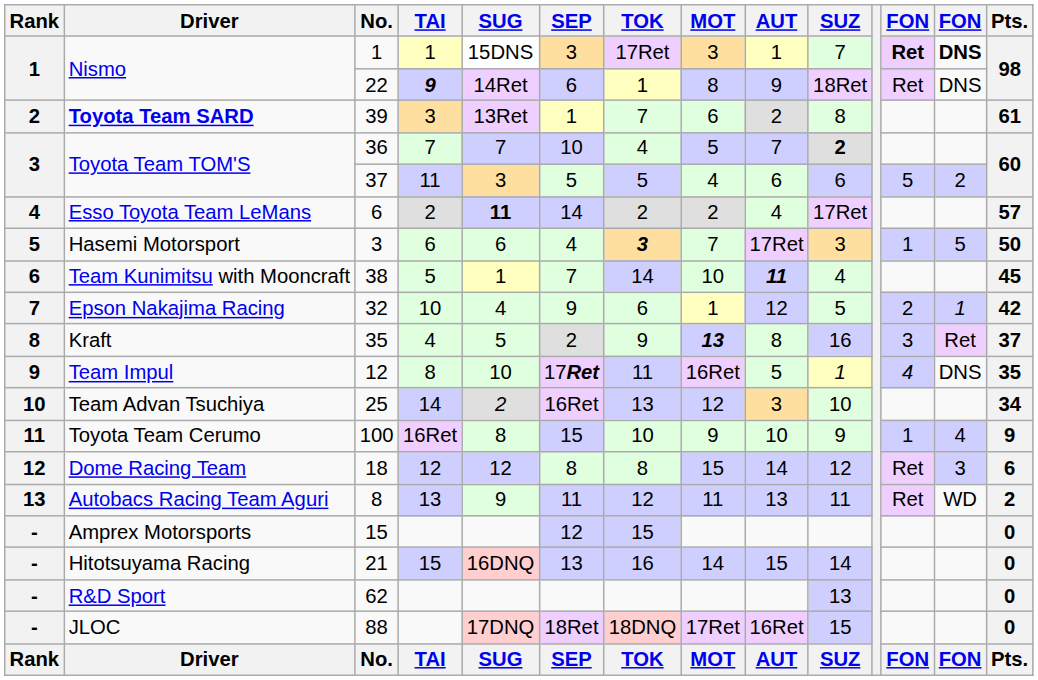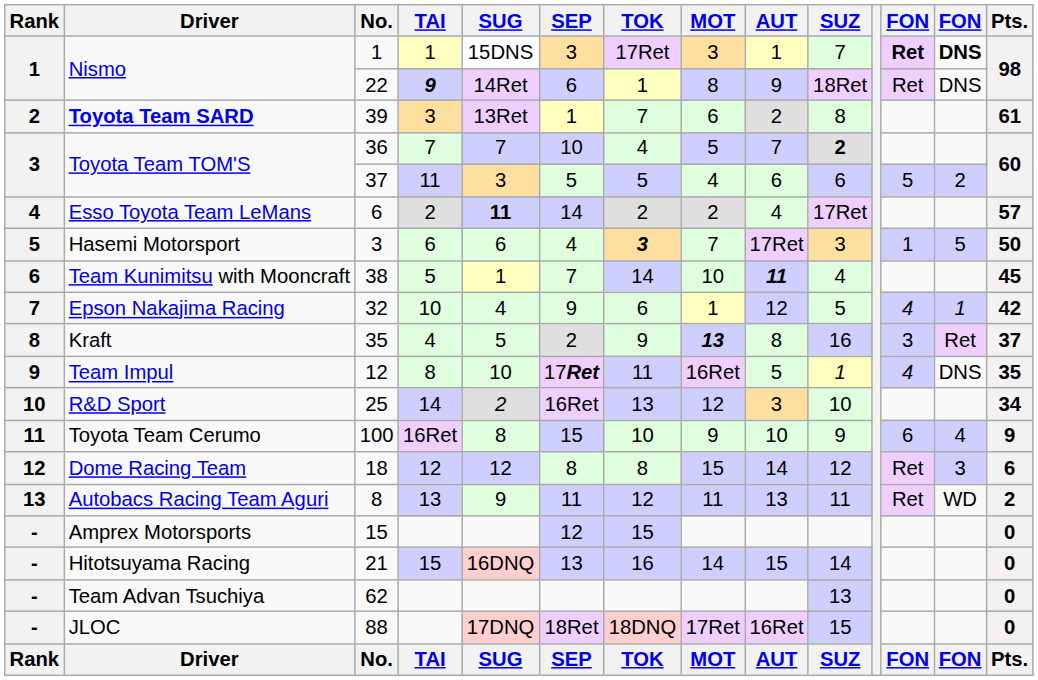(908, 308) 2 -> (908, 308) 4
(166, 404) Team Advan Tsuchiya -> (117, 404) R&D Sport
(908, 436) 1 -> (908, 436) 6
(117, 595) R&D Sport -> (166, 595) Team Advan Tsuchiya
